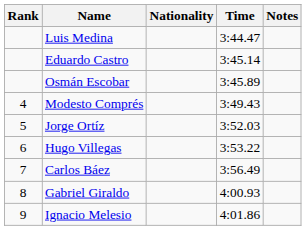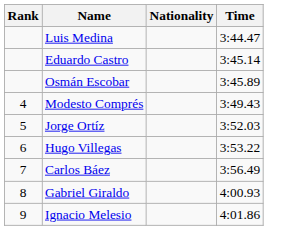- column: (282, 15)
